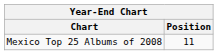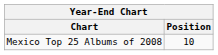(189, 42) 11 -> (189, 42) 10
